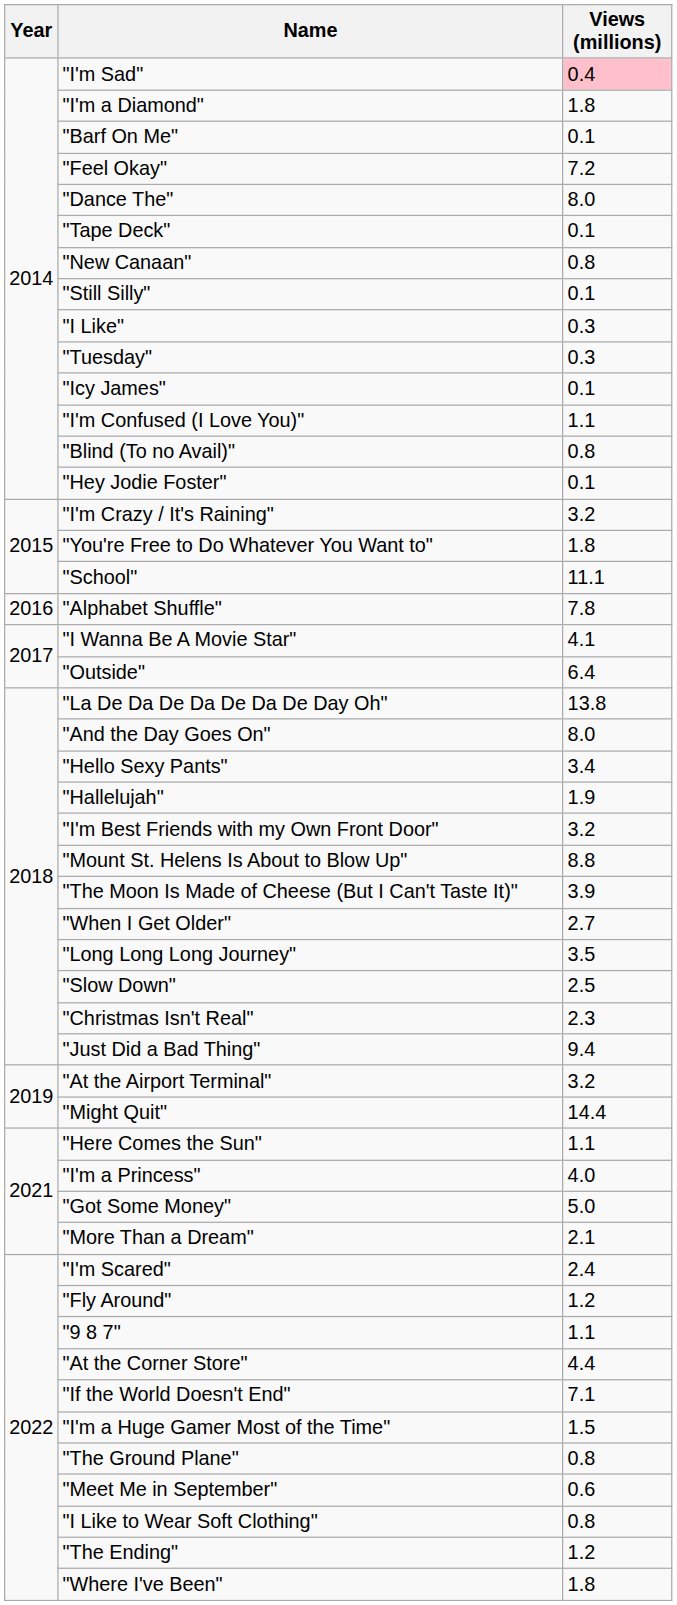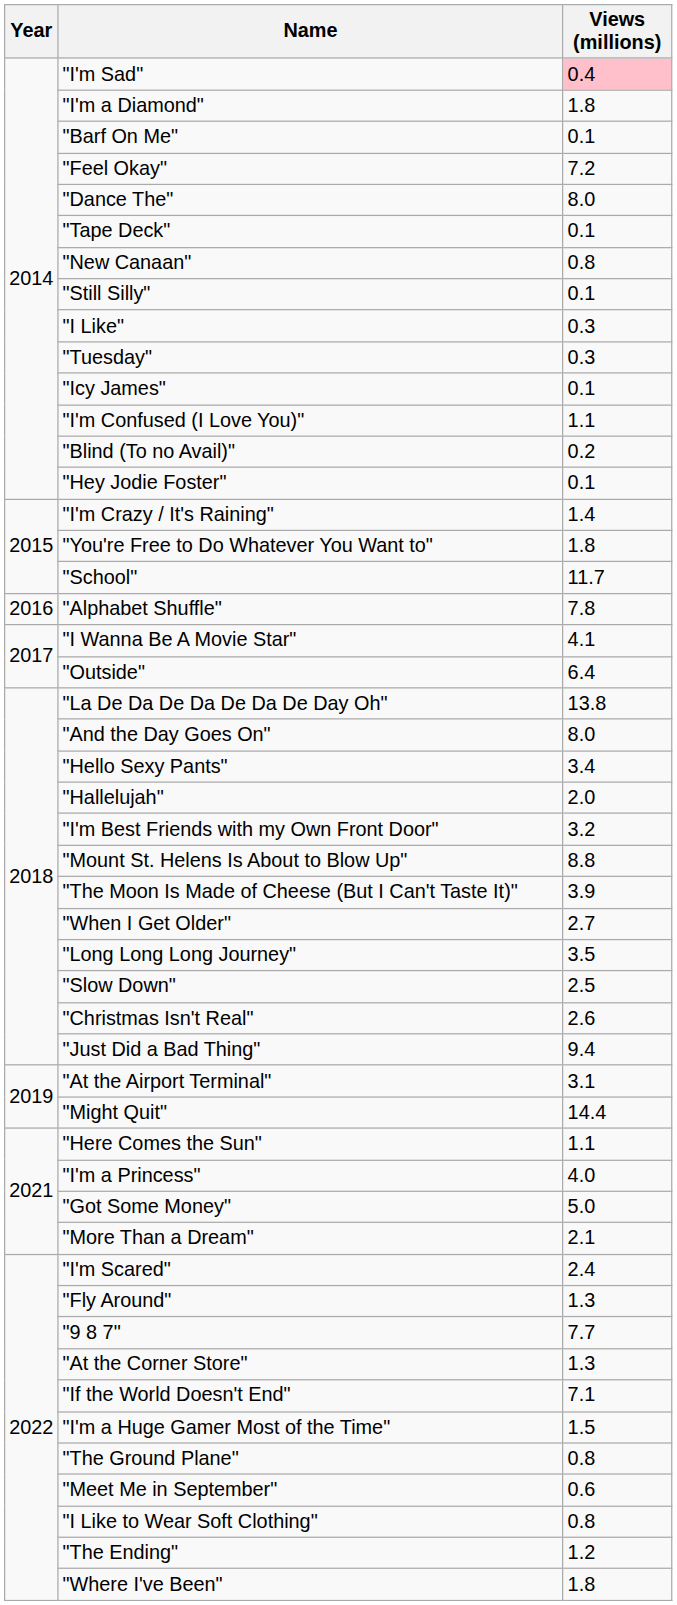(581, 451) 0.8 -> (581, 451) 0.2
(581, 514) 3.2 -> (581, 514) 1.4
(586, 577) 11.1 -> (586, 577) 11.7
(581, 797) 1.9 -> (581, 797) 2.0
(581, 1017) 2.3 -> (581, 1017) 2.6
(581, 1080) 3.2 -> (581, 1080) 3.1
(581, 1301) 1.2 -> (581, 1301) 1.3
(581, 1332) 1.1 -> (581, 1332) 7.7
(581, 1364) 4.4 -> (581, 1364) 1.3
